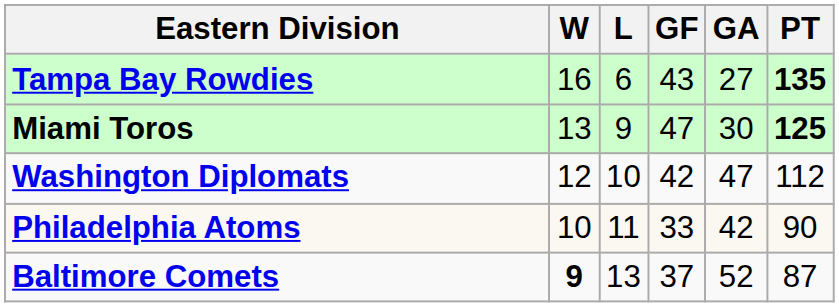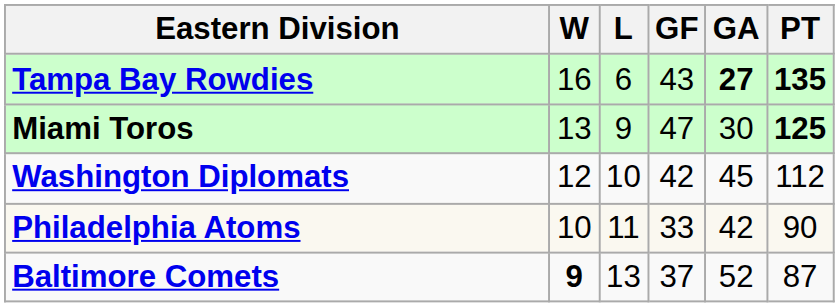(736, 78) normal -> (736, 78) bold
(736, 177) 47 -> (736, 177) 45
